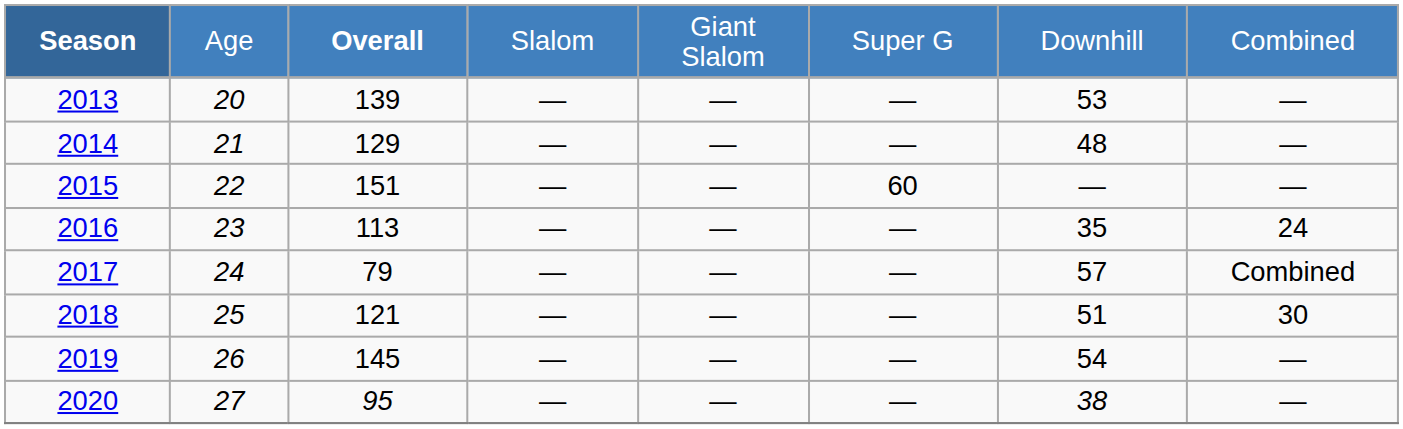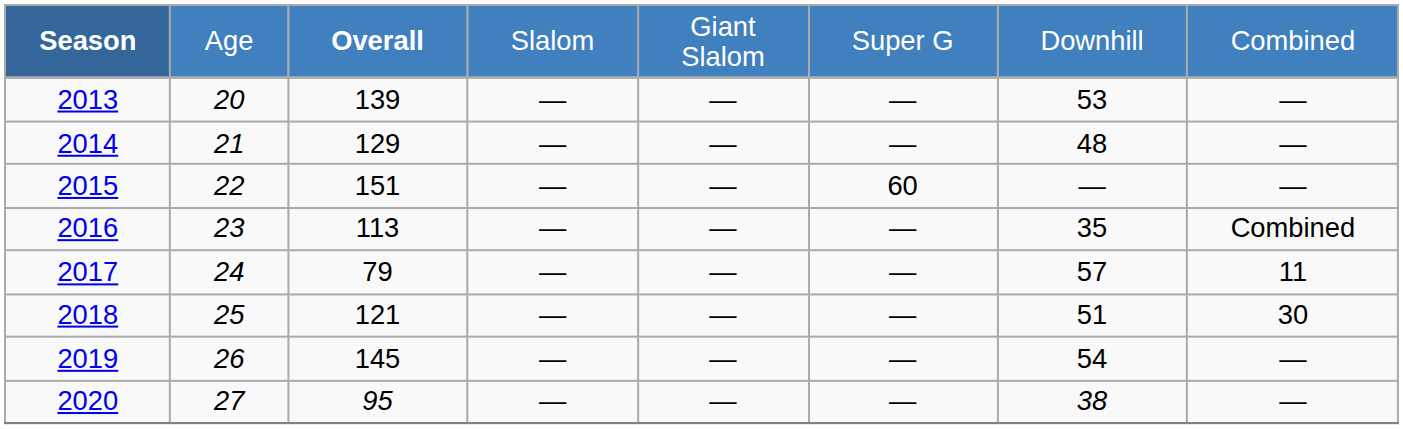(1293, 229) 24 -> (1293, 229) Combined
(1293, 272) Combined -> (1293, 272) 11
